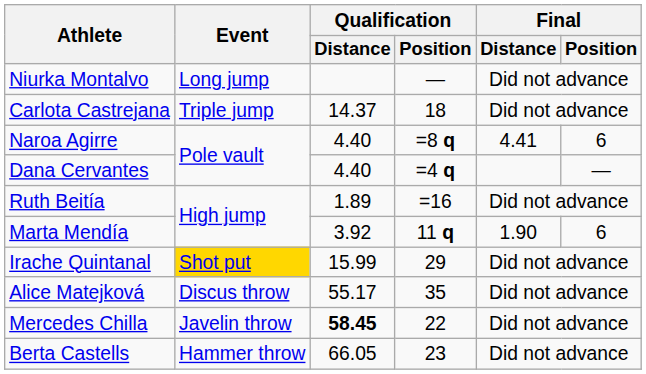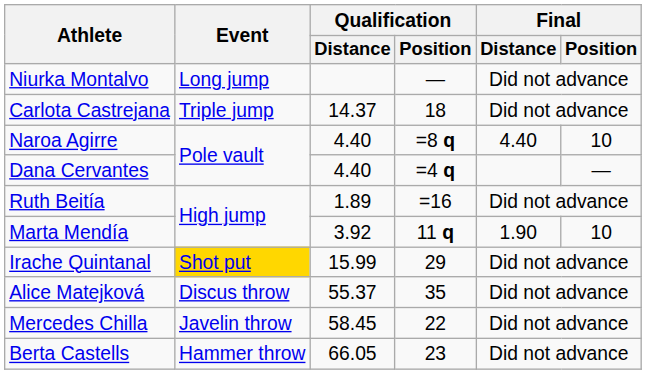(518, 141) 4.41 -> (518, 141) 4.40
(601, 141) 6 -> (601, 141) 10
(601, 232) 6 -> (601, 232) 10
(352, 293) 55.17 -> (352, 293) 55.37
(352, 323) bold -> (352, 323) normal
